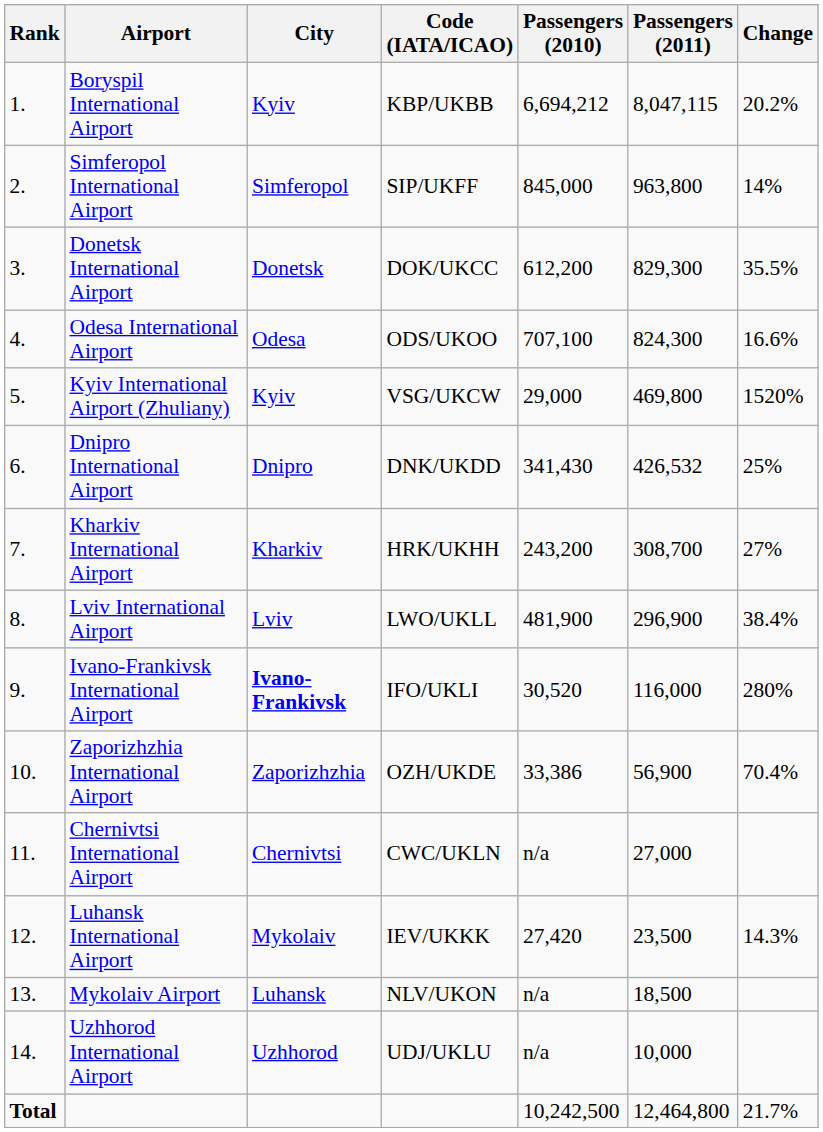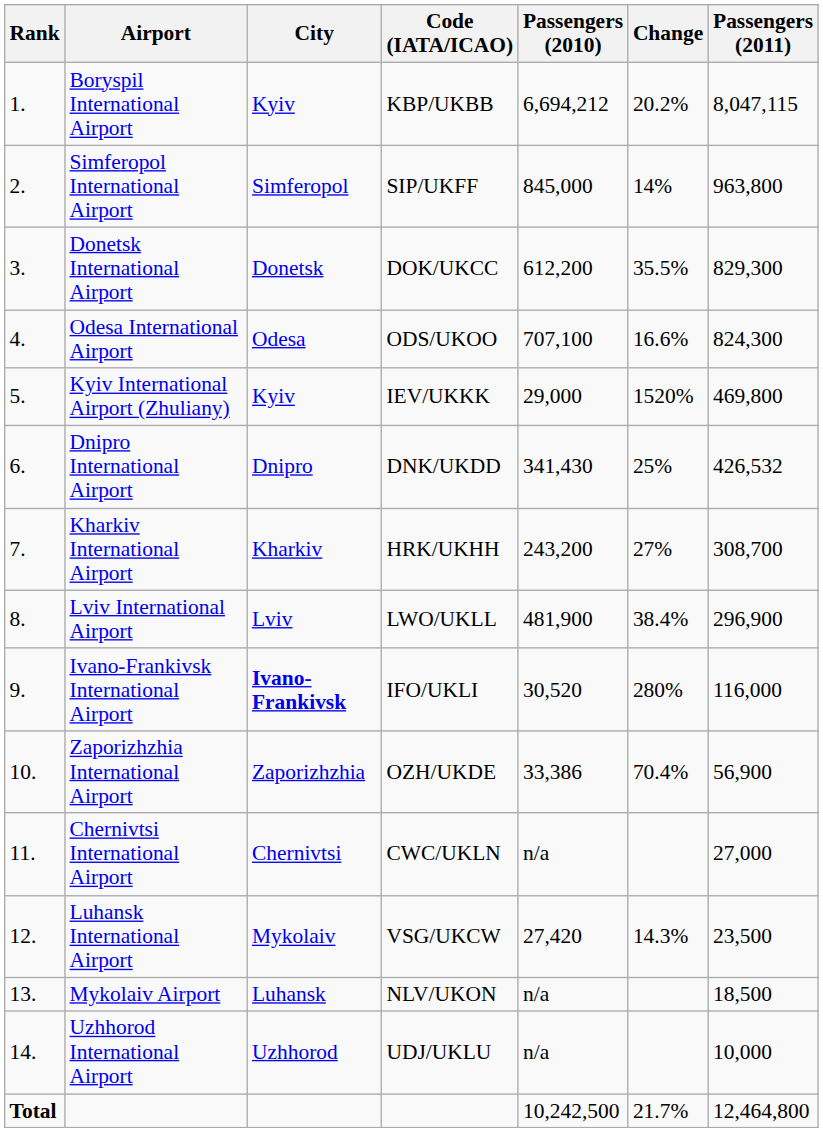columns swapped: (683, 33) <-> (778, 33)
(444, 396) VSG/UKCW -> (438, 396) IEV/UKKK
(438, 936) IEV/UKKK -> (444, 936) VSG/UKCW
